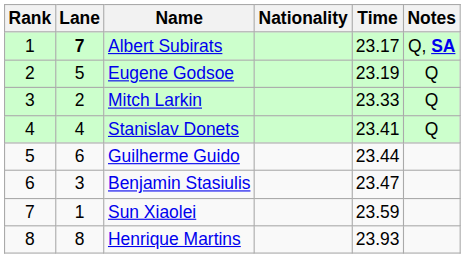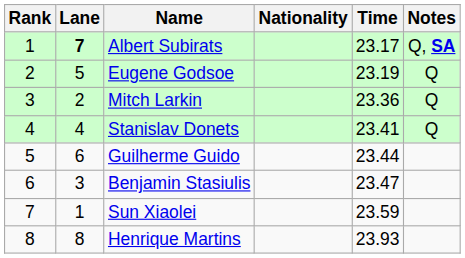(378, 101) 23.33 -> (378, 101) 23.36
